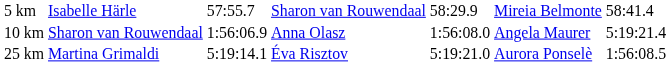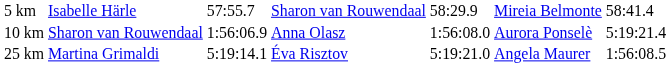(542, 32) Angela Maurer -> (543, 32) Aurora Ponselè
(543, 54) Aurora Ponselè -> (542, 54) Angela Maurer
